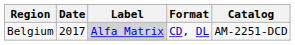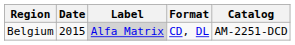(72, 31) 2017 -> (72, 31) 2015
